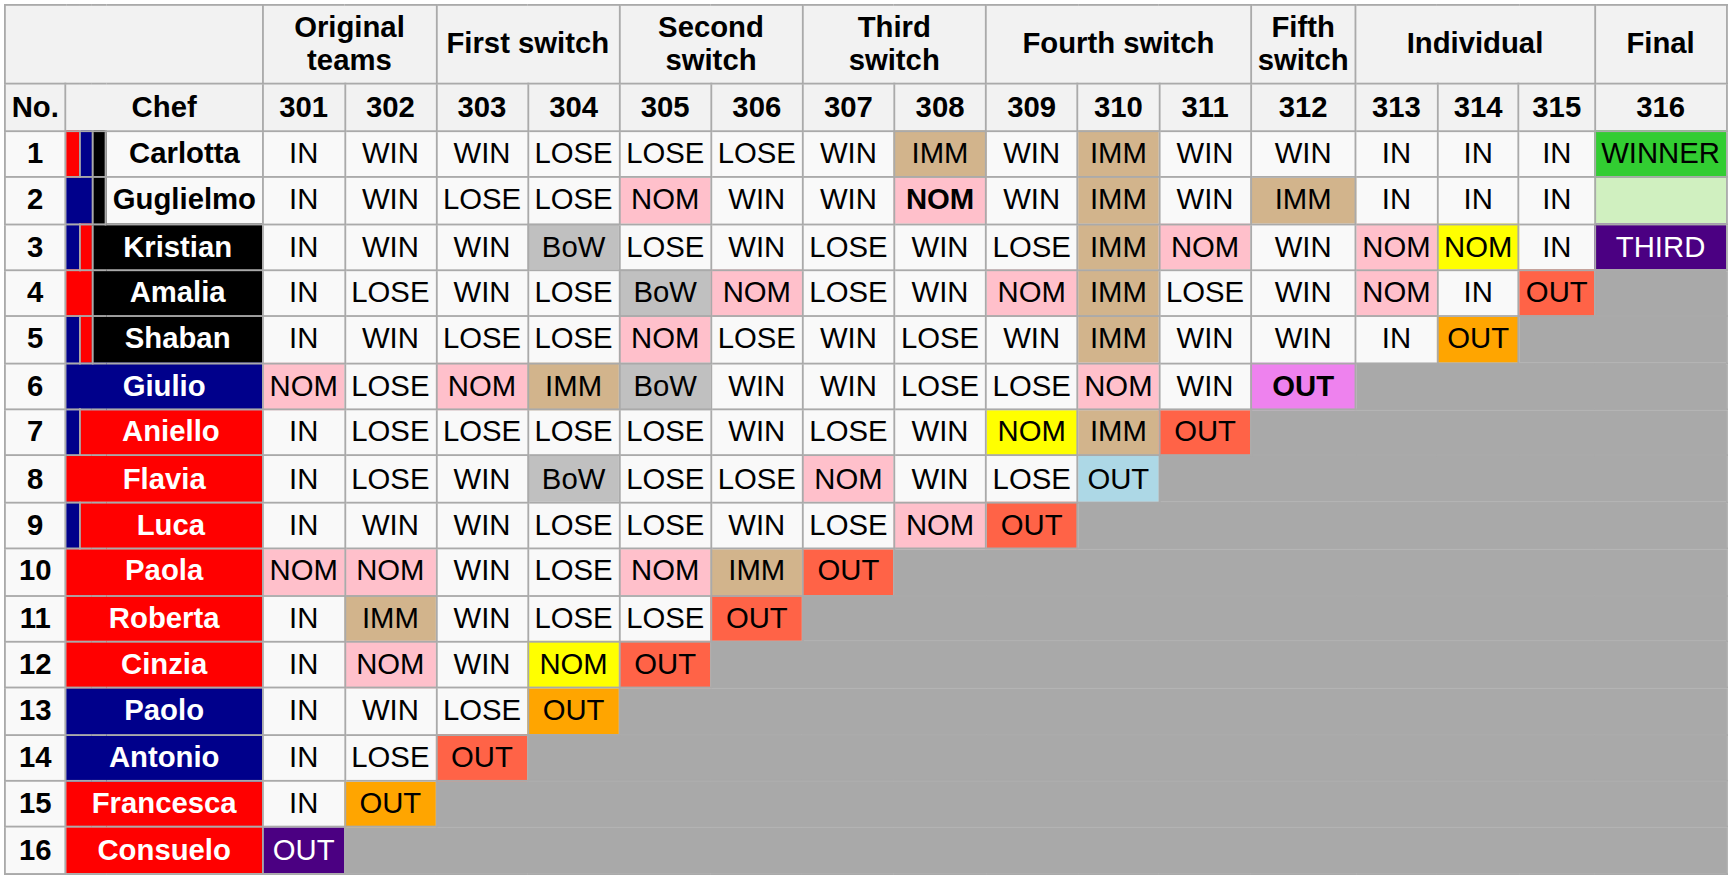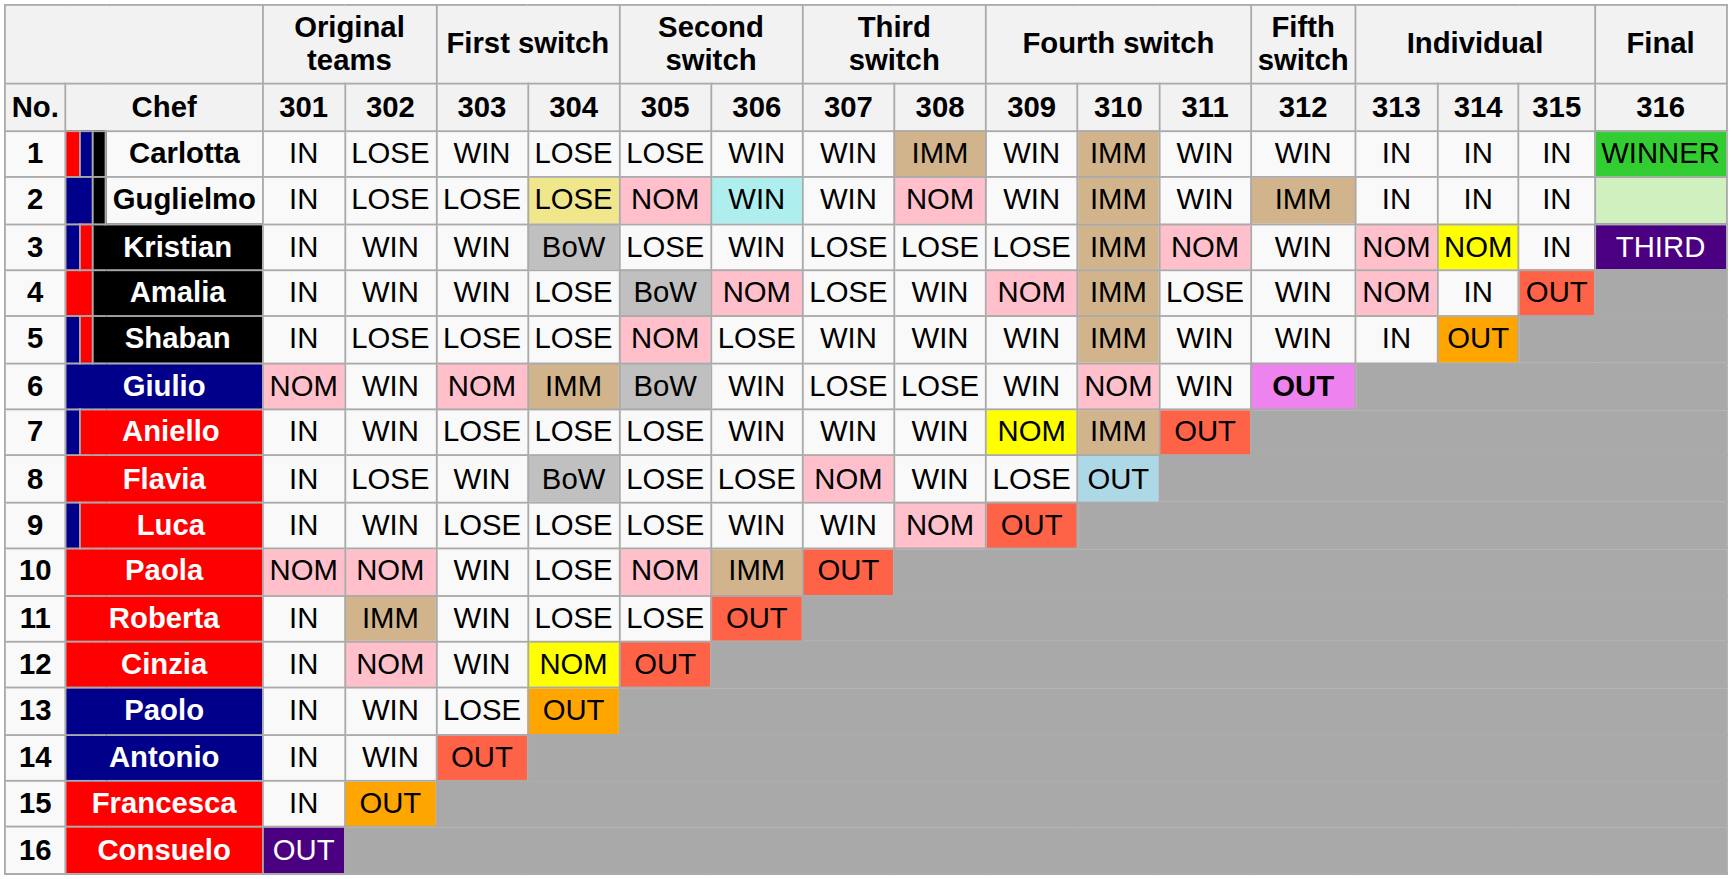(390, 153) WIN -> (390, 153) LOSE
(757, 153) LOSE -> (757, 153) WIN
(390, 199) WIN -> (390, 199) LOSE
(574, 199) no background -> (574, 199) khaki background
(757, 199) no background -> (757, 199) paleturquoise background
(940, 199) bold -> (940, 199) normal
(940, 246) WIN -> (940, 246) LOSE
(390, 292) LOSE -> (390, 292) WIN
(390, 339) WIN -> (390, 339) LOSE
(940, 339) LOSE -> (940, 339) WIN
(390, 385) LOSE -> (390, 385) WIN
(848, 385) WIN -> (848, 385) LOSE
(1032, 385) LOSE -> (1032, 385) WIN
(390, 432) LOSE -> (390, 432) WIN
(848, 432) LOSE -> (848, 432) WIN
(482, 525) WIN -> (482, 525) LOSE
(848, 525) LOSE -> (848, 525) WIN
(390, 757) LOSE -> (390, 757) WIN
